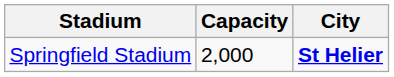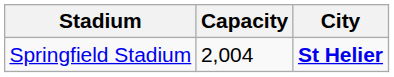(227, 54) 2,000 -> (227, 54) 2,004
